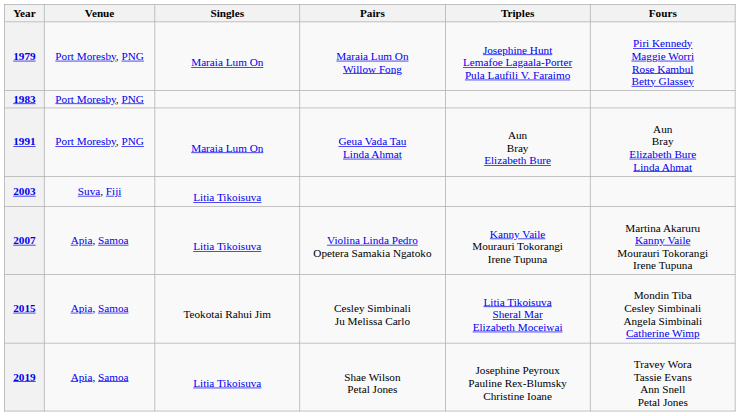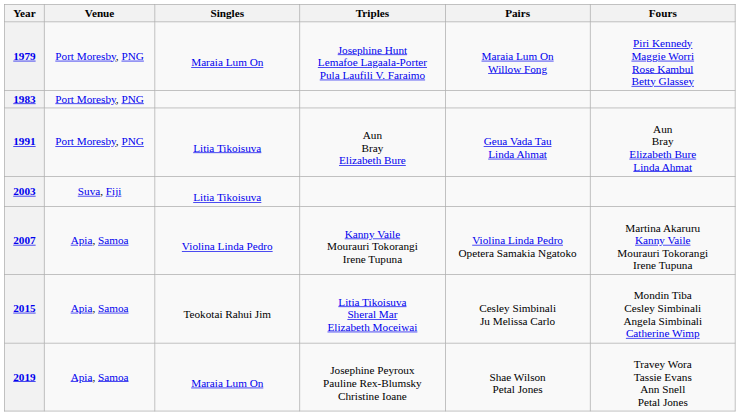columns swapped: (372, 13) <-> (518, 13)
(227, 148) Maraia Lum On -> (227, 148) Litia Tikoisuva
(227, 247) Litia Tikoisuva -> (227, 247) Violina Linda Pedro
(227, 383) Litia Tikoisuva -> (227, 383) Maraia Lum On
